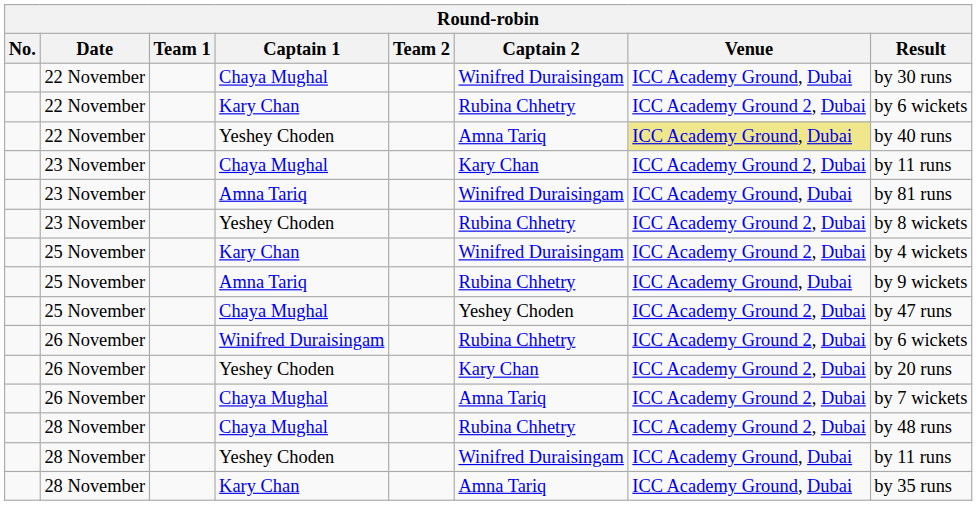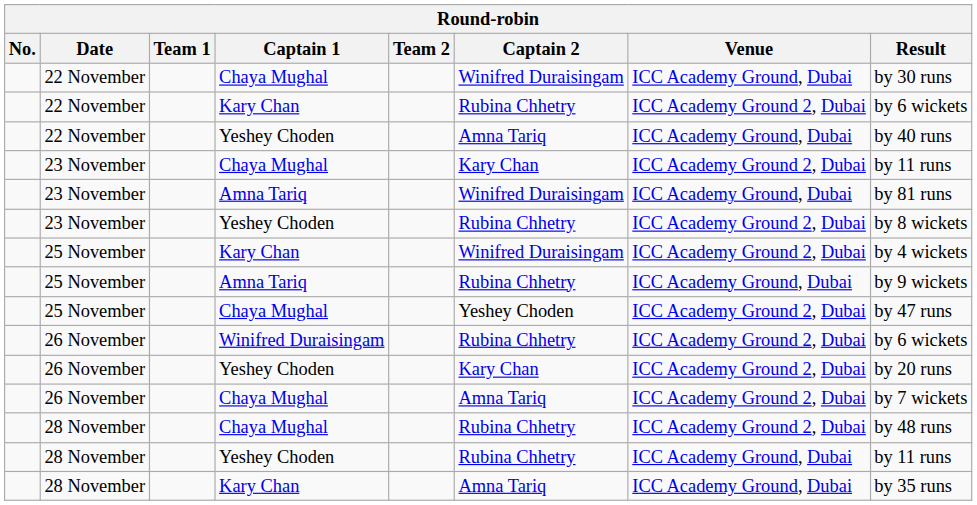(742, 135) khaki background -> (742, 135) no background
(541, 456) Winifred Duraisingam -> (517, 456) Rubina Chhetry
